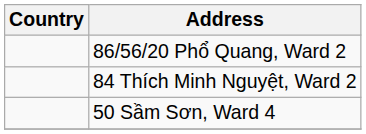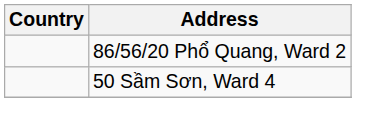- row: (225, 81)
